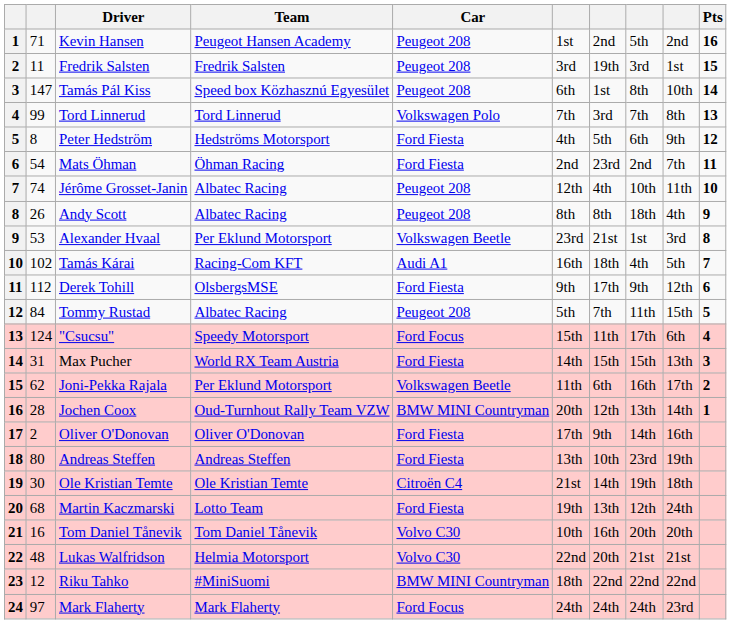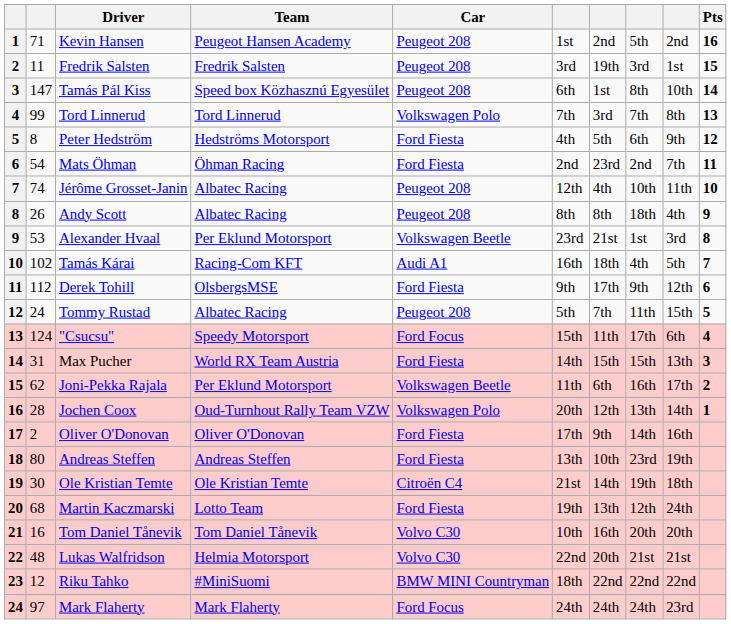(37, 311) 84 -> (37, 311) 24
(473, 409) BMW MINI Countryman -> (448, 409) Volkswagen Polo
